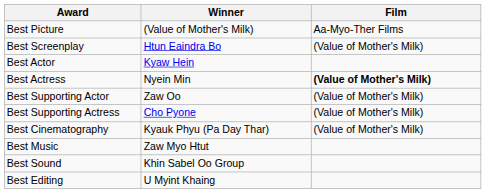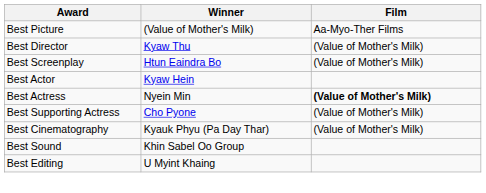+ row: (37, 46)
- row: (58, 96)
- row: (33, 146)
